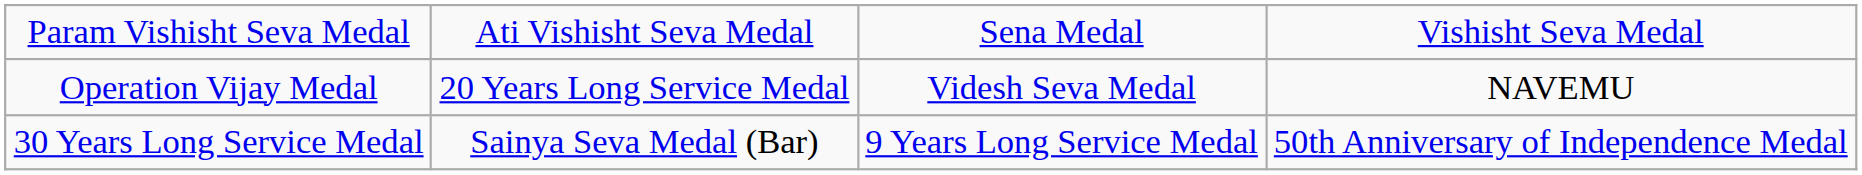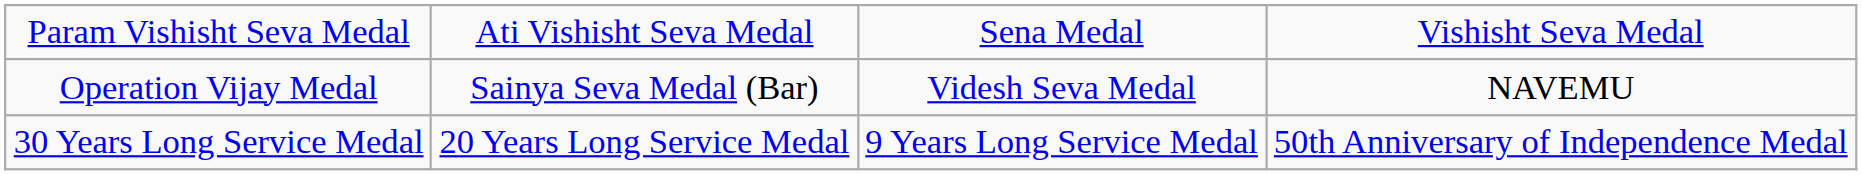(644, 86) 20 Years Long Service Medal -> (644, 86) Sainya Seva Medal (Bar)
(644, 141) Sainya Seva Medal (Bar) -> (644, 141) 20 Years Long Service Medal
